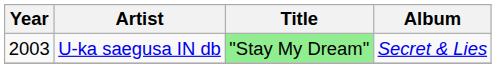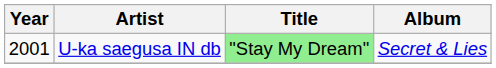(29, 48) 2003 -> (29, 48) 2001
